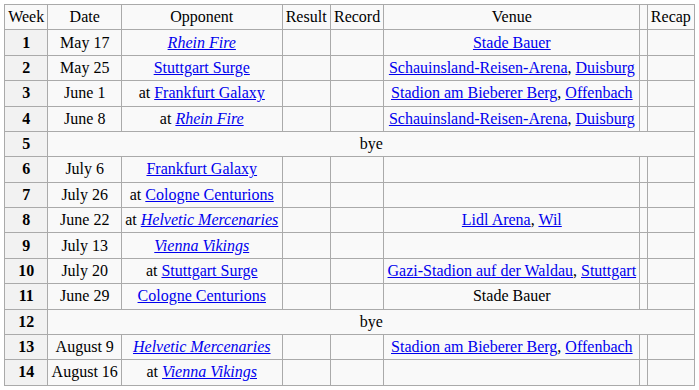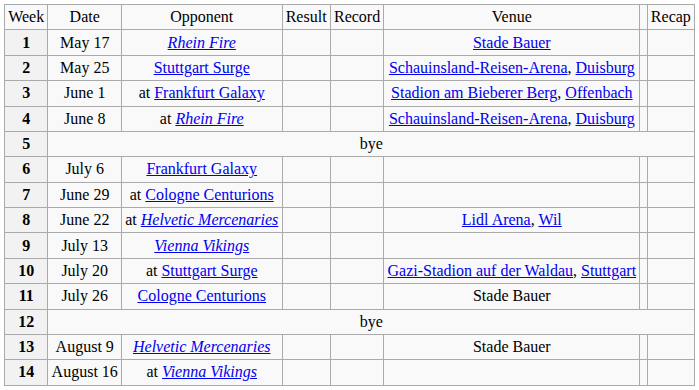(85, 194) July 26 -> (85, 194) June 29
(85, 296) June 29 -> (85, 296) July 26
(512, 347) Stadion am Bieberer Berg, Offenbach -> (512, 347) Stade Bauer
